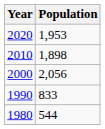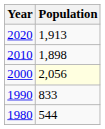(53, 34) 1,953 -> (53, 34) 1,913
(53, 74) no background -> (53, 74) lightyellow background
